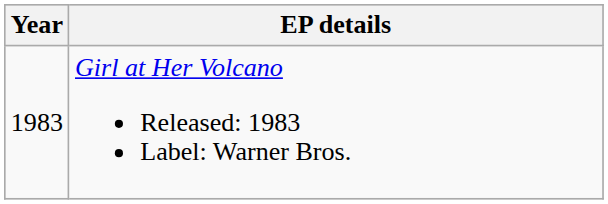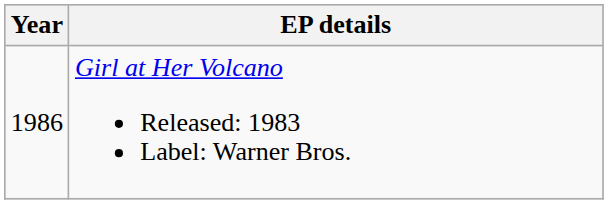(37, 121) 1983 -> (37, 121) 1986
